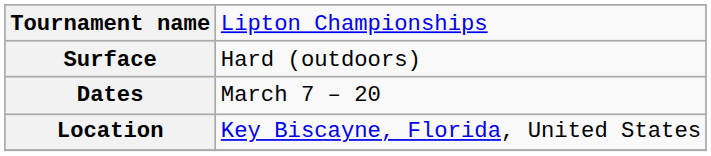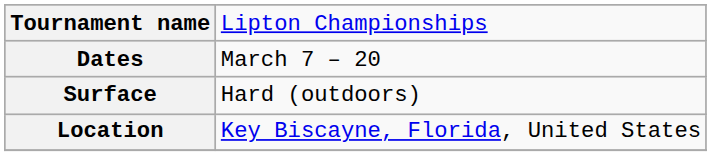rows swapped: (110, 95) <-> (110, 59)
